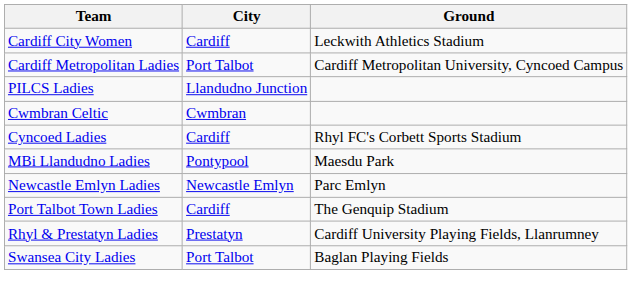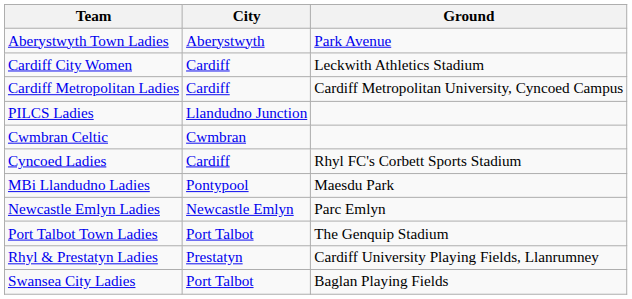+ row: (88, 40)
(220, 64) Port Talbot -> (208, 88) Cardiff
(208, 209) Cardiff -> (220, 233) Port Talbot
